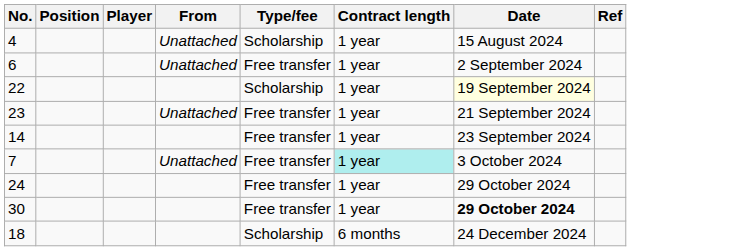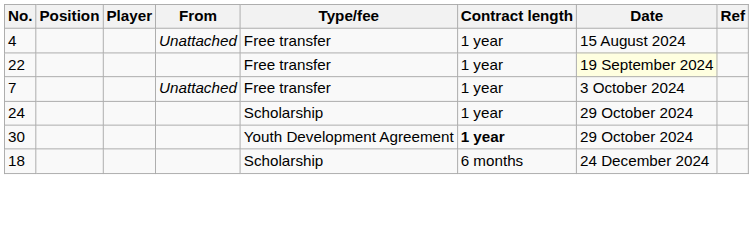(284, 40) Scholarship -> (287, 40) Free transfer
- row: (12, 64)
(284, 88) Scholarship -> (287, 64) Free transfer
- row: (16, 112)
- row: (16, 137)
(359, 161) paleturquoise background -> (482, 88) no background
(287, 185) Free transfer -> (284, 112) Scholarship
(287, 209) Free transfer -> (349, 137) Youth Development Agreement
(359, 209) normal -> (483, 137) bold
(516, 209) bold -> (637, 137) normal
